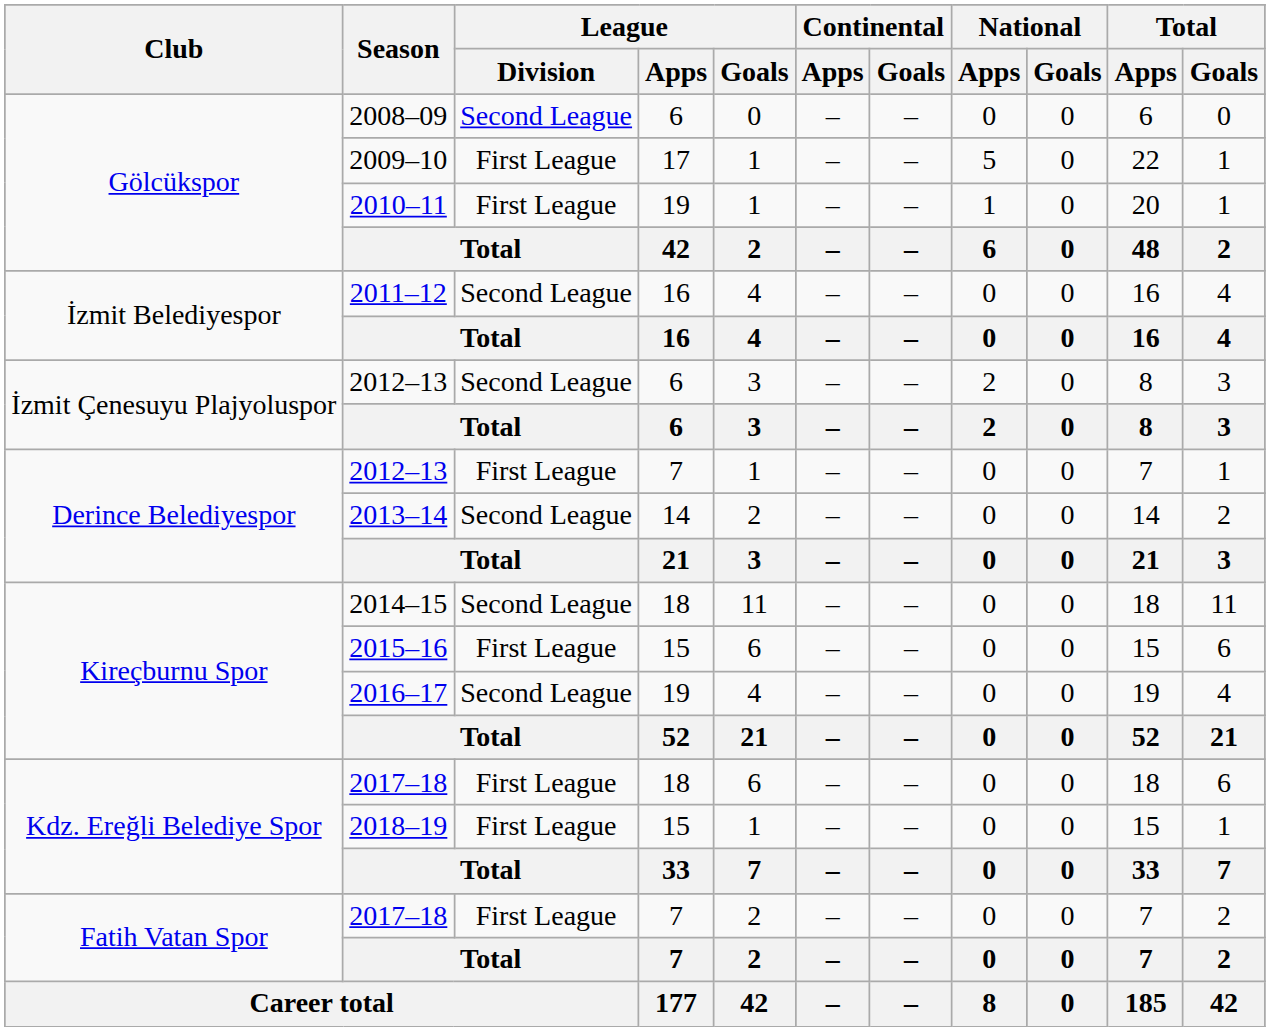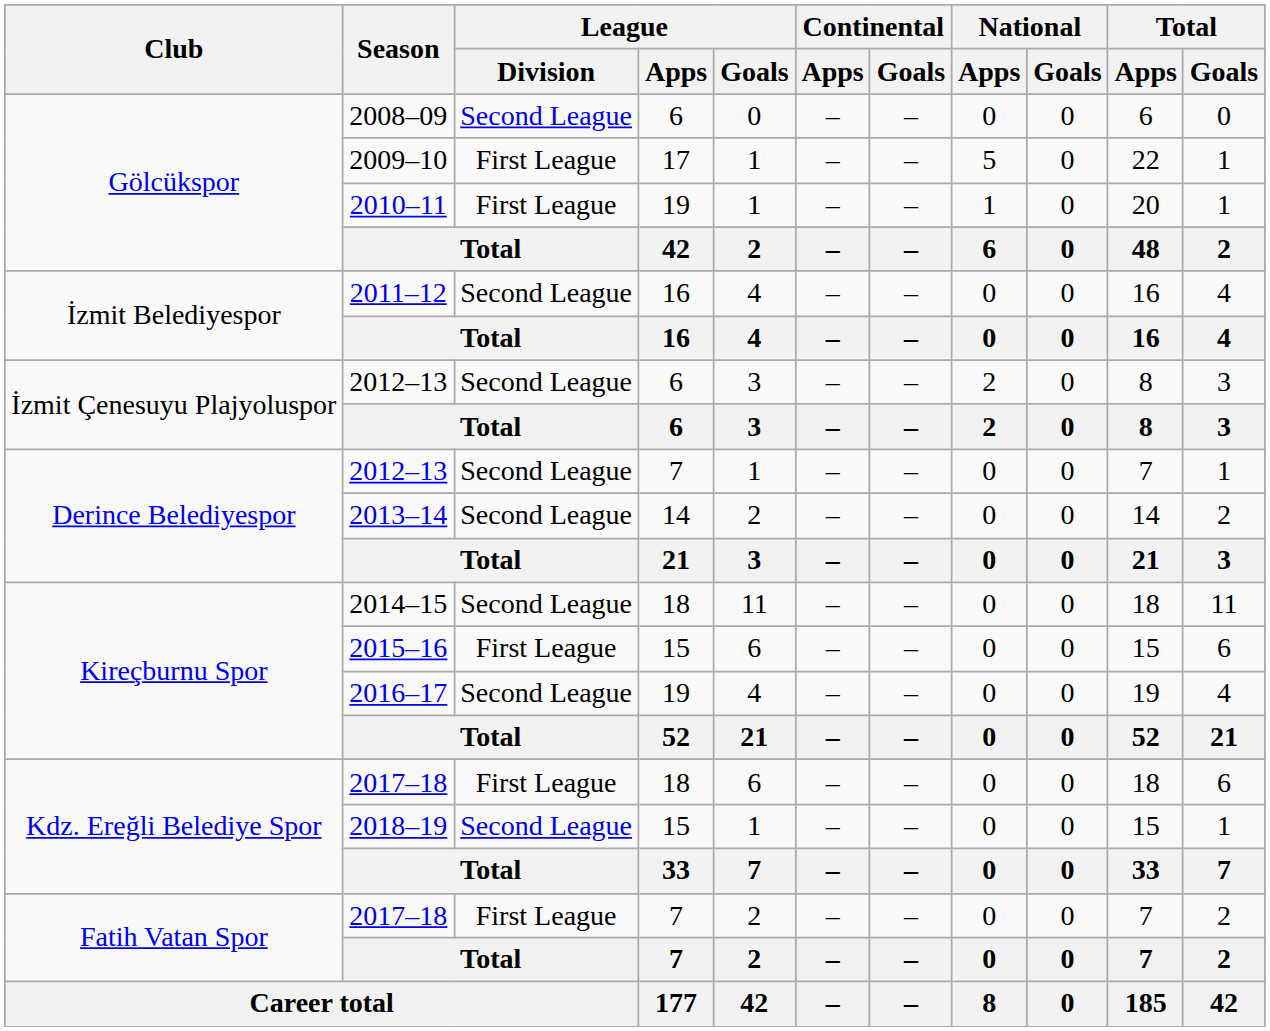(546, 470) First League -> (546, 470) Second League
(546, 826) First League -> (546, 826) Second League
